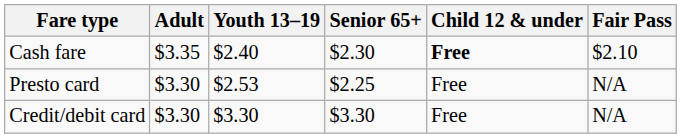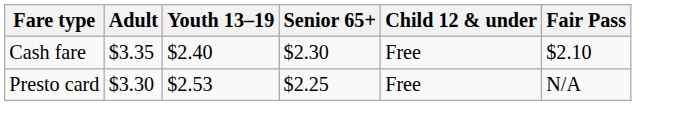(451, 52) bold -> (403, 52) normal
- row: (77, 116)
